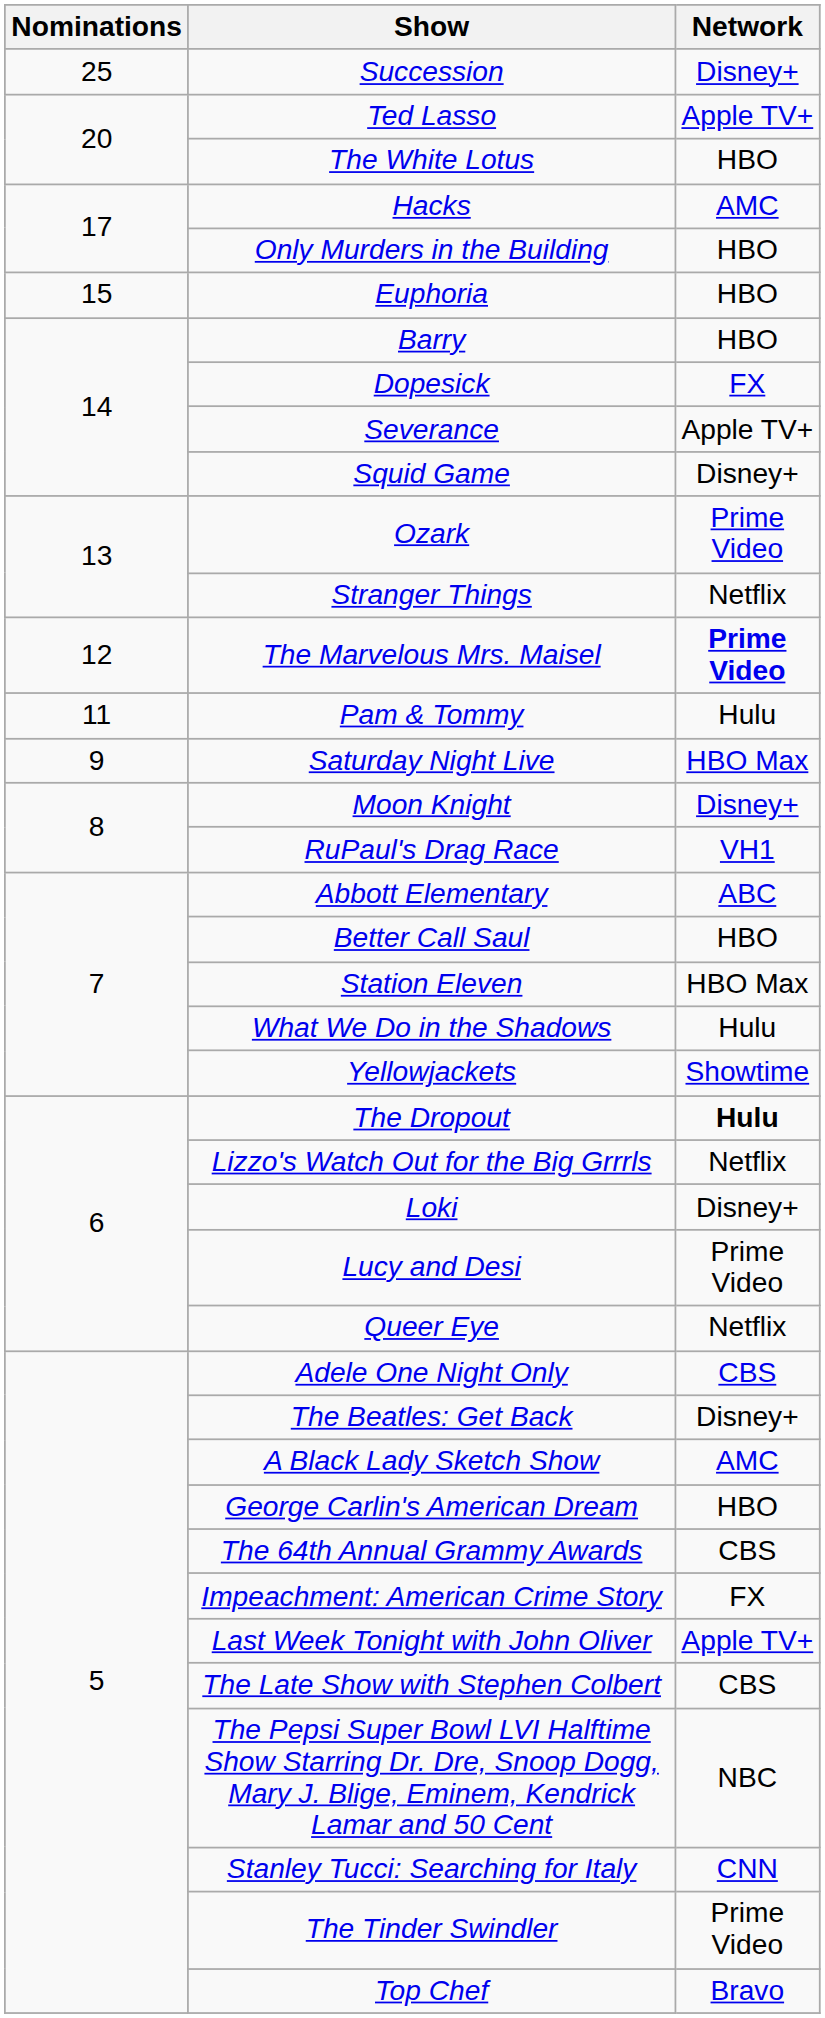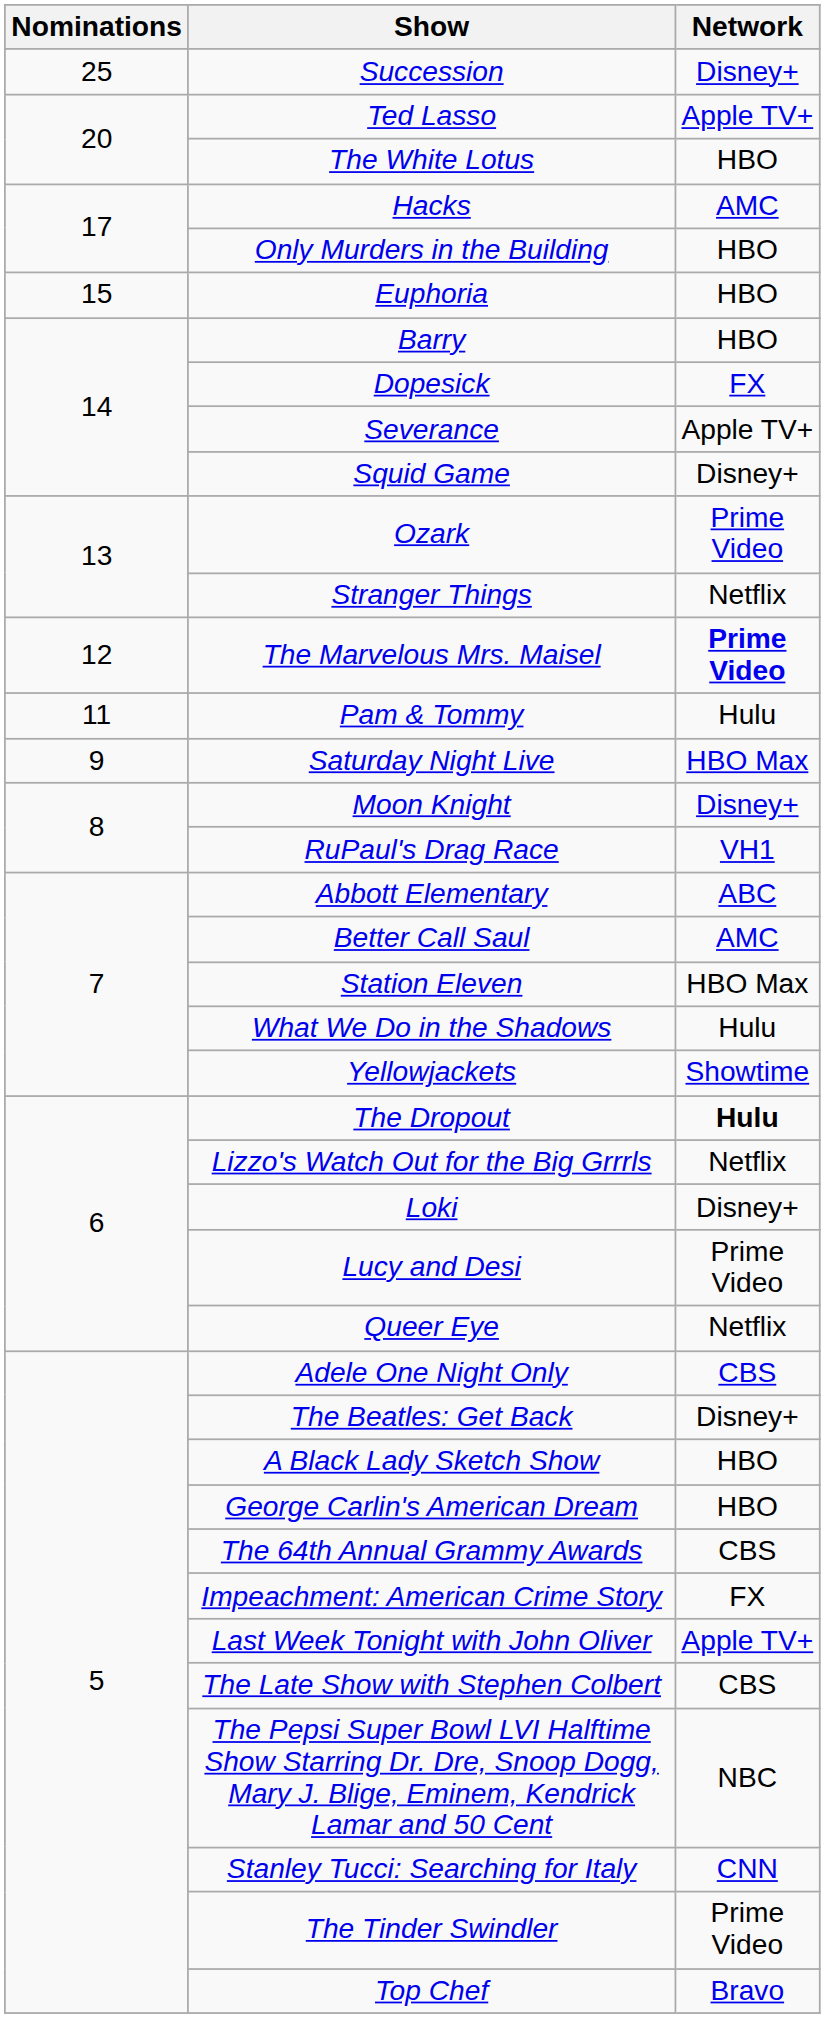(747, 938) HBO -> (747, 938) AMC
(747, 1461) AMC -> (747, 1461) HBO
